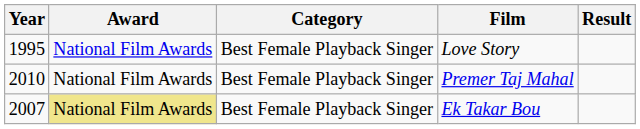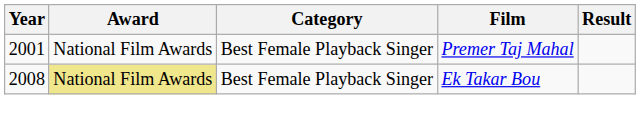- row: (480, 49)
(27, 79) 2010 -> (27, 49) 2001
(27, 109) 2007 -> (27, 79) 2008
